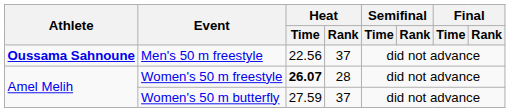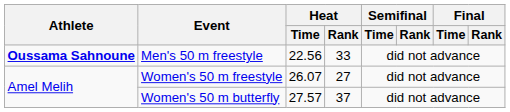(343, 56) 37 -> (343, 56) 33
(305, 77) bold -> (305, 77) normal
(343, 77) 28 -> (343, 77) 27
(305, 98) 27.59 -> (305, 98) 27.57
